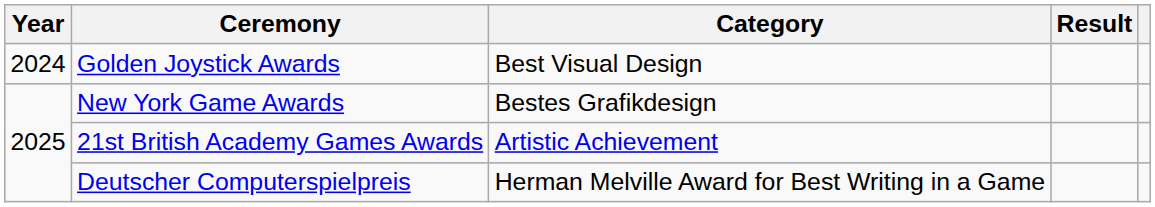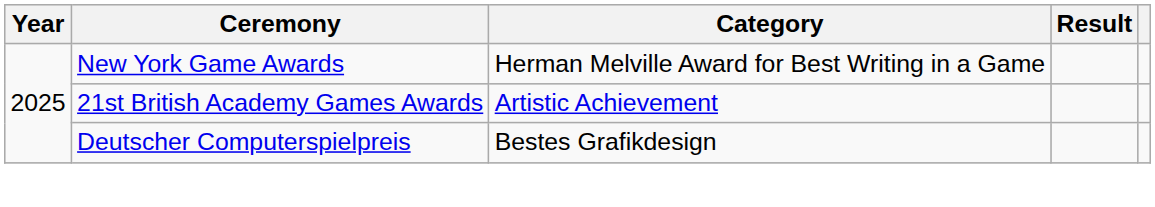- row: (209, 63)
(606, 102) Bestes Grafikdesign -> (770, 63) Herman Melville Award for Best Writing in a Game
(770, 181) Herman Melville Award for Best Writing in a Game -> (606, 142) Bestes Grafikdesign
